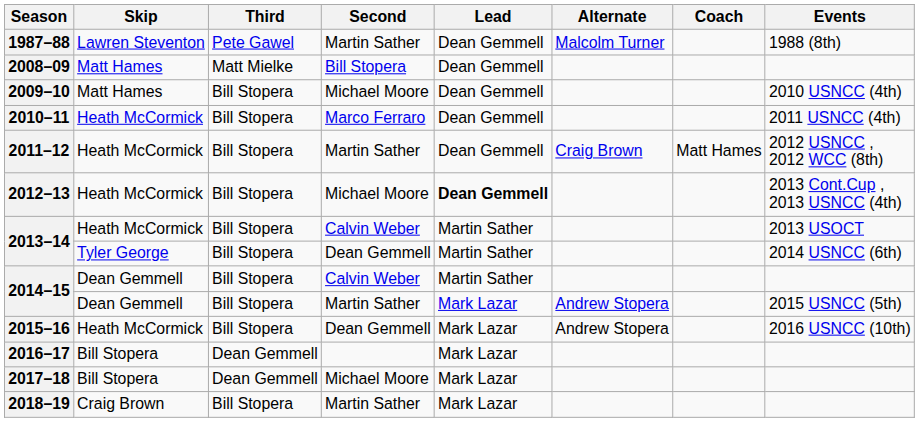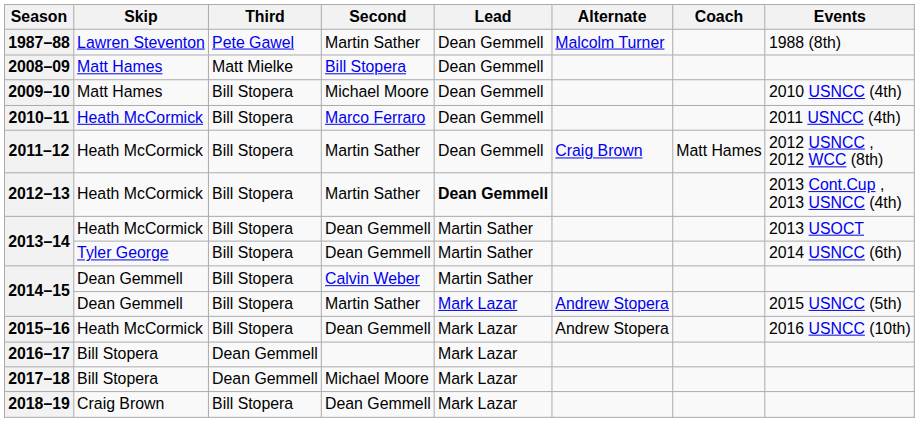(377, 194) Michael Moore -> (373, 194) Martin Sather
(372, 228) Calvin Weber -> (378, 228) Dean Gemmell
(373, 404) Martin Sather -> (378, 404) Dean Gemmell
